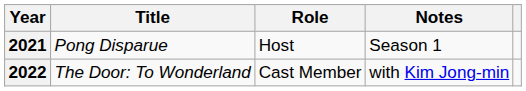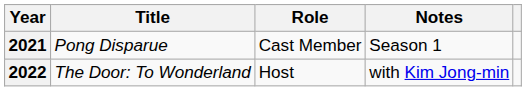(276, 45) Host -> (310, 45) Cast Member
(310, 72) Cast Member -> (276, 72) Host
